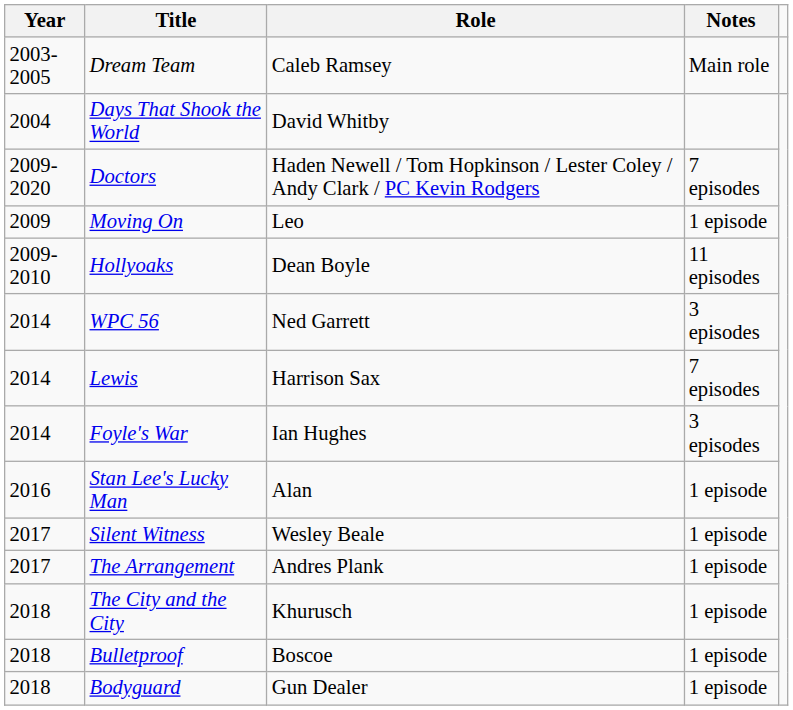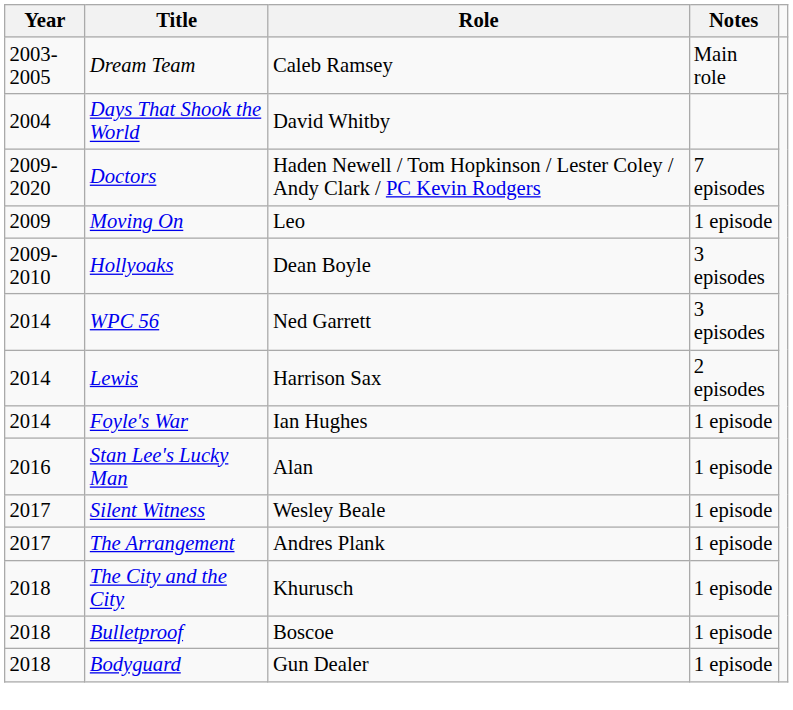(724, 265) 11 episodes -> (729, 265) 3 episodes
(724, 377) 7 episodes -> (729, 377) 2 episodes
(724, 433) 3 episodes -> (733, 422) 1 episode
